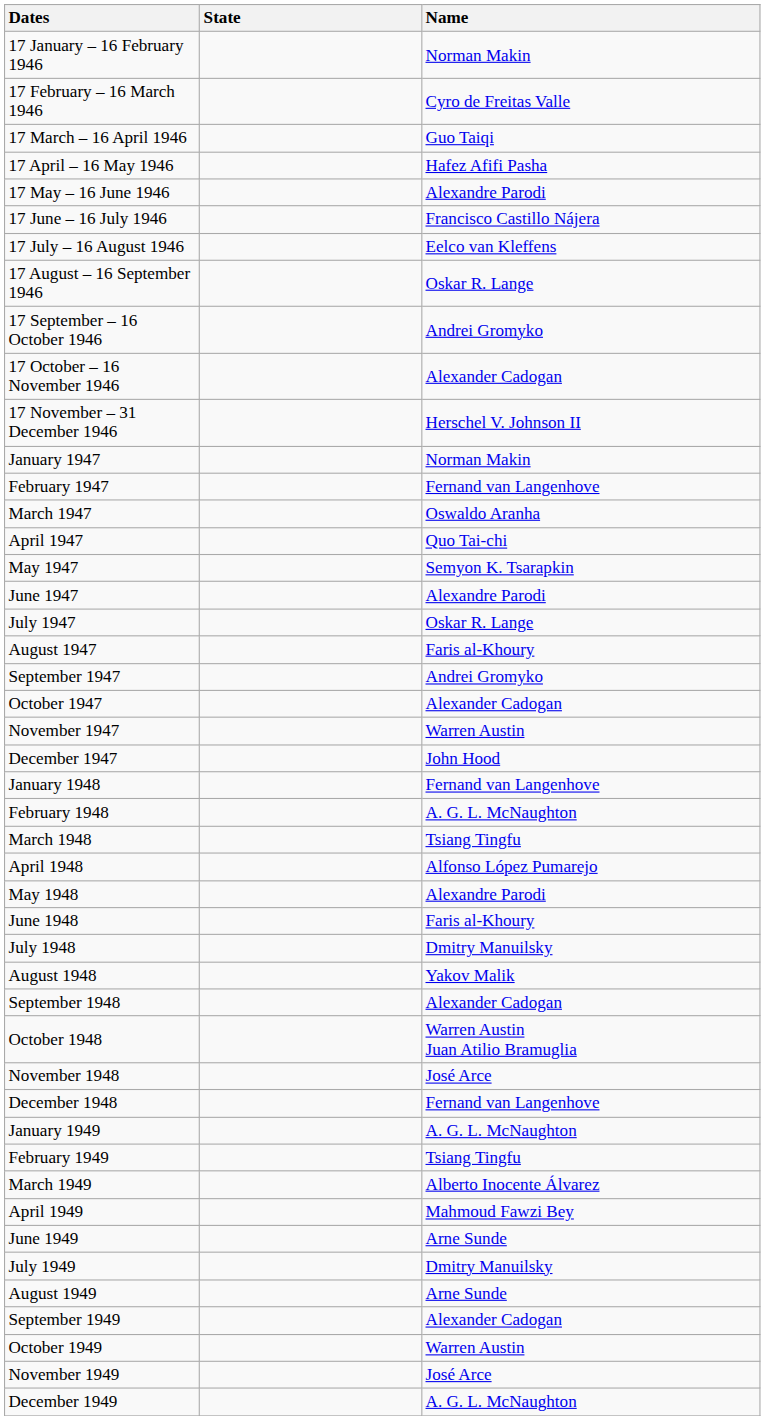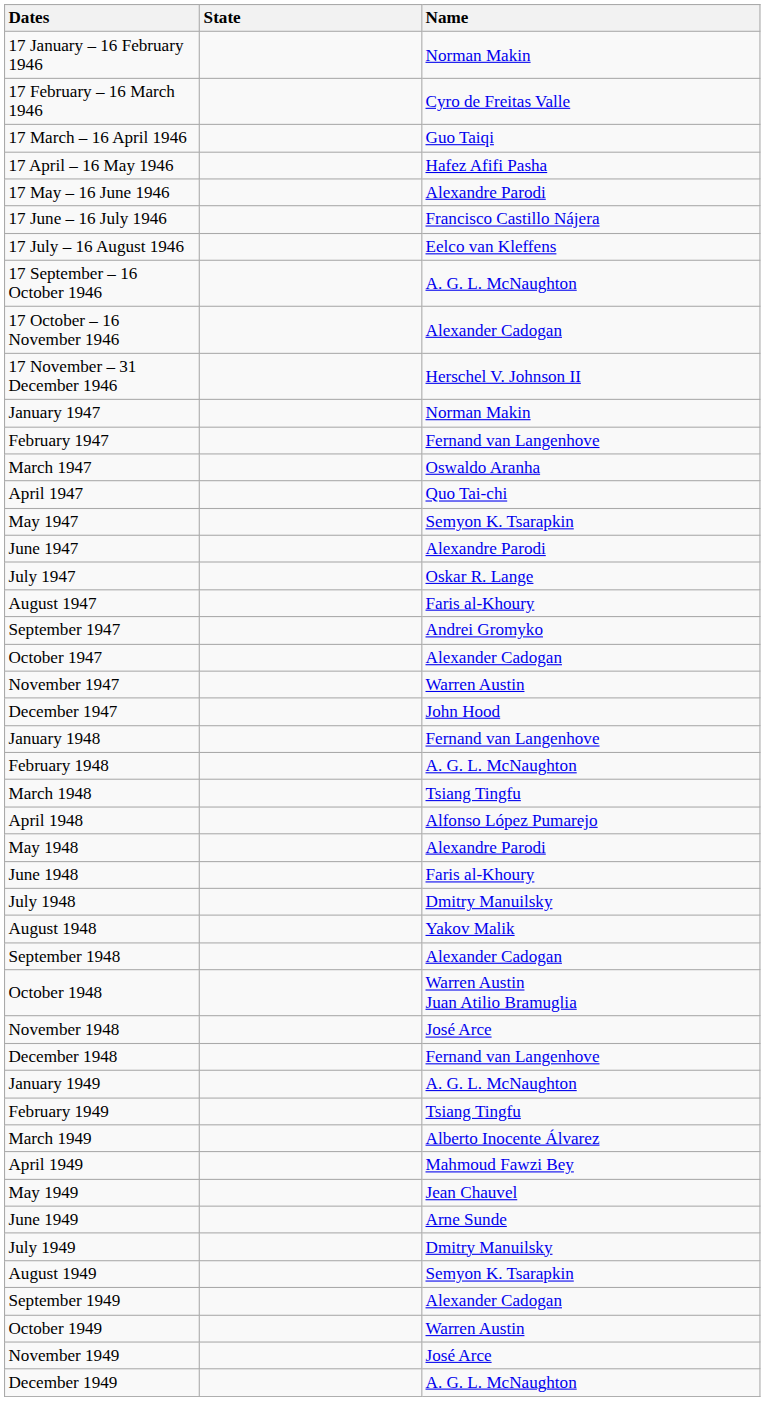- row: (99, 283)
(484, 329) Andrei Gromyko -> (501, 283) A. G. L. McNaughton
+ row: (43, 1192)
(466, 1293) Arne Sunde -> (500, 1273) Semyon K. Tsarapkin
